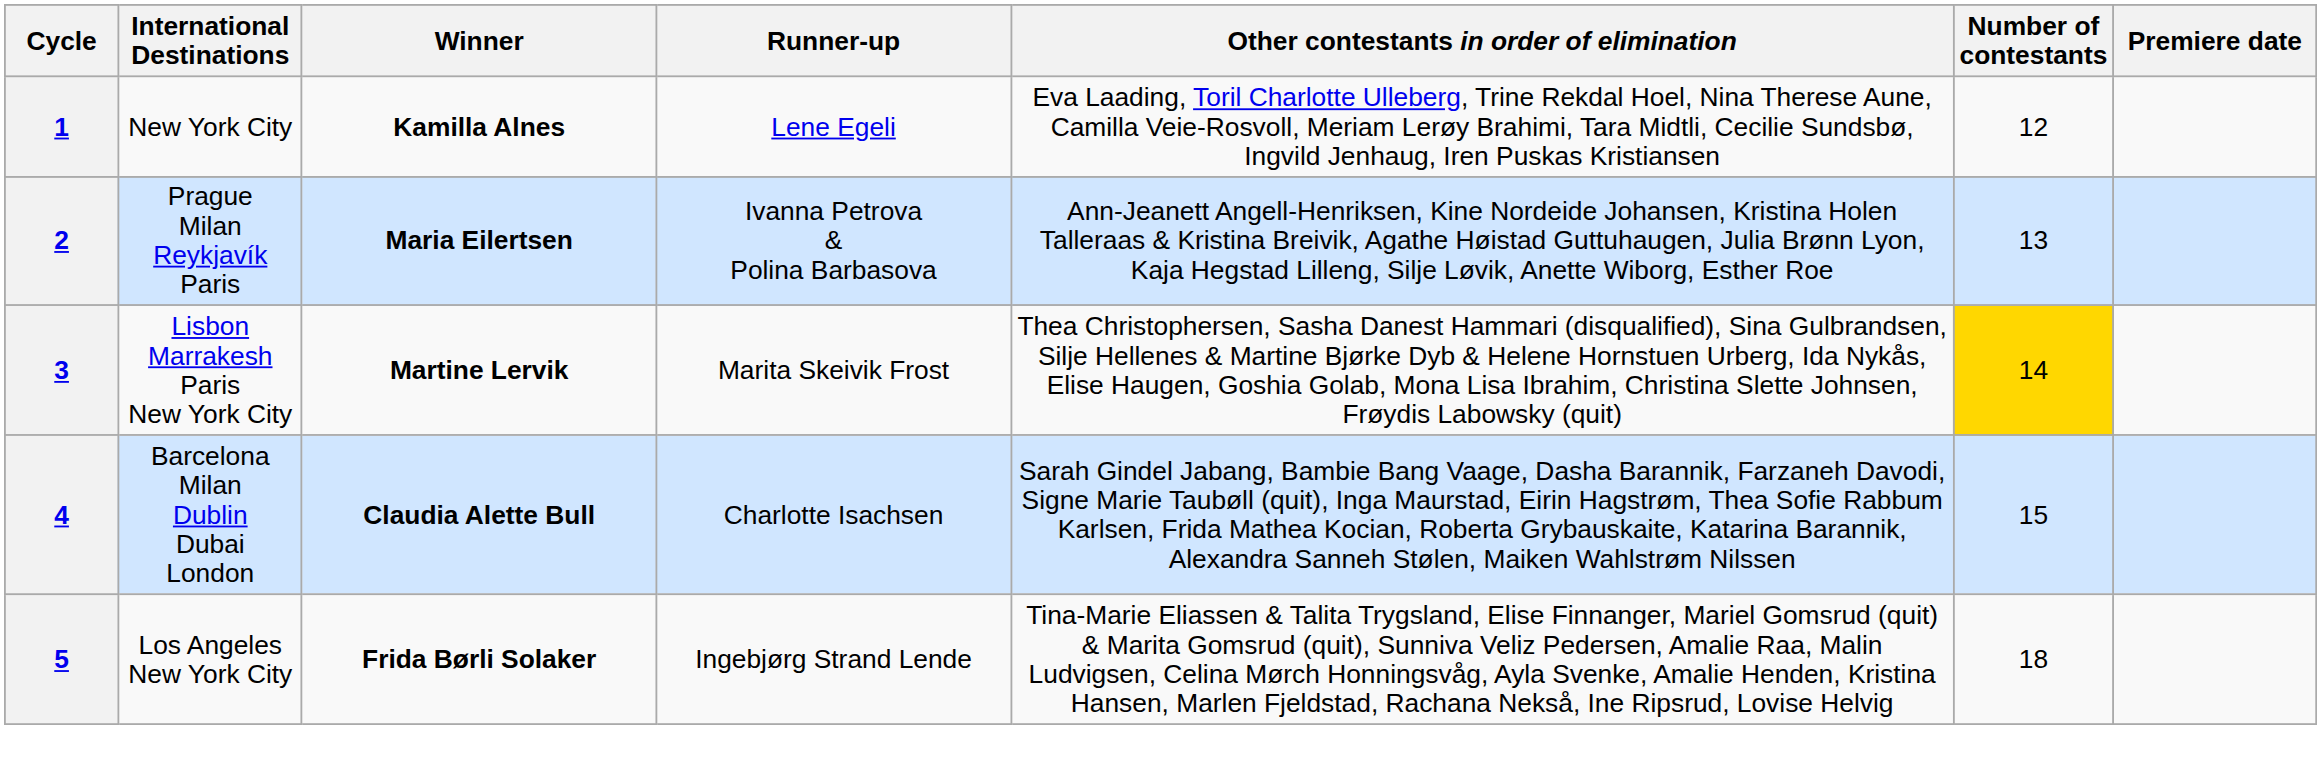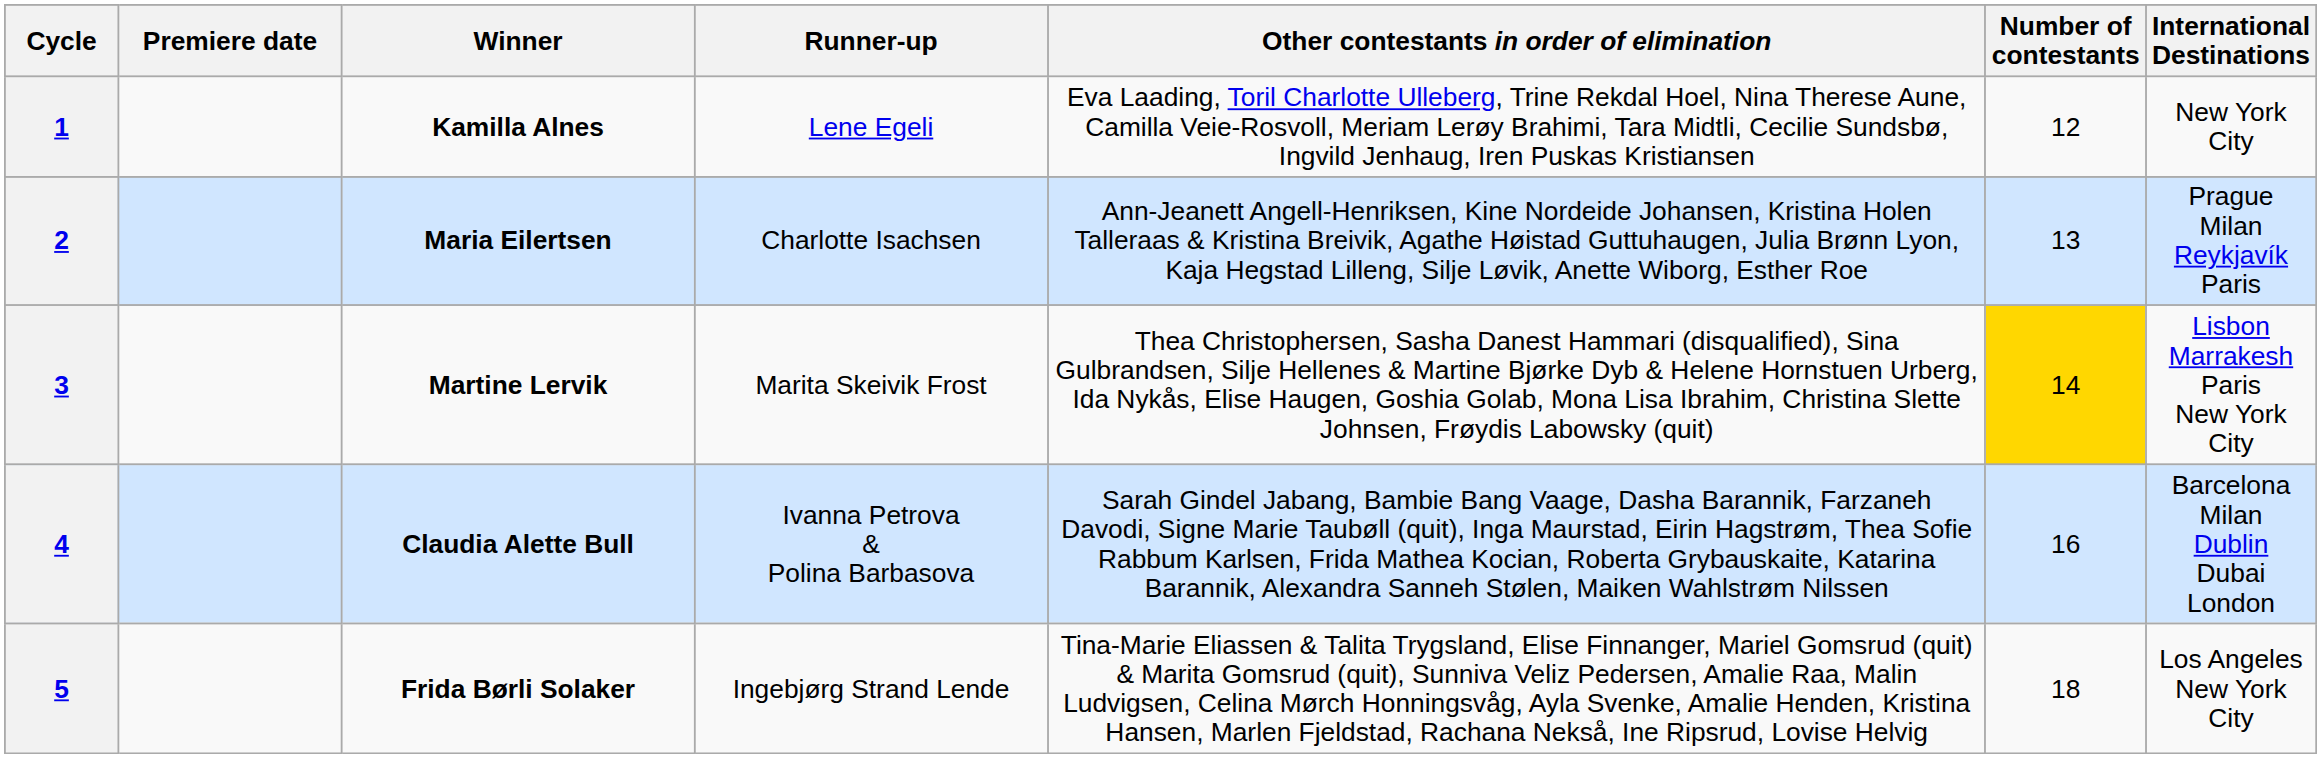columns swapped: (2215, 41) <-> (210, 41)
(834, 241) Ivanna Petrova & Polina Barbasova -> (871, 241) Charlotte Isachsen
(834, 515) Charlotte Isachsen -> (871, 544) Ivanna Petrova & Polina Barbasova
(2033, 515) 15 -> (2066, 544) 16
